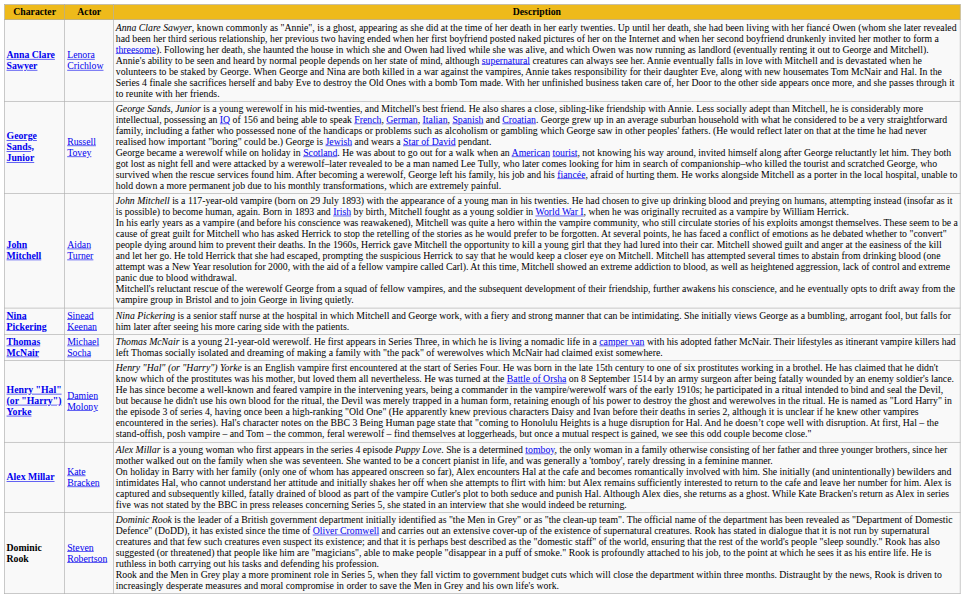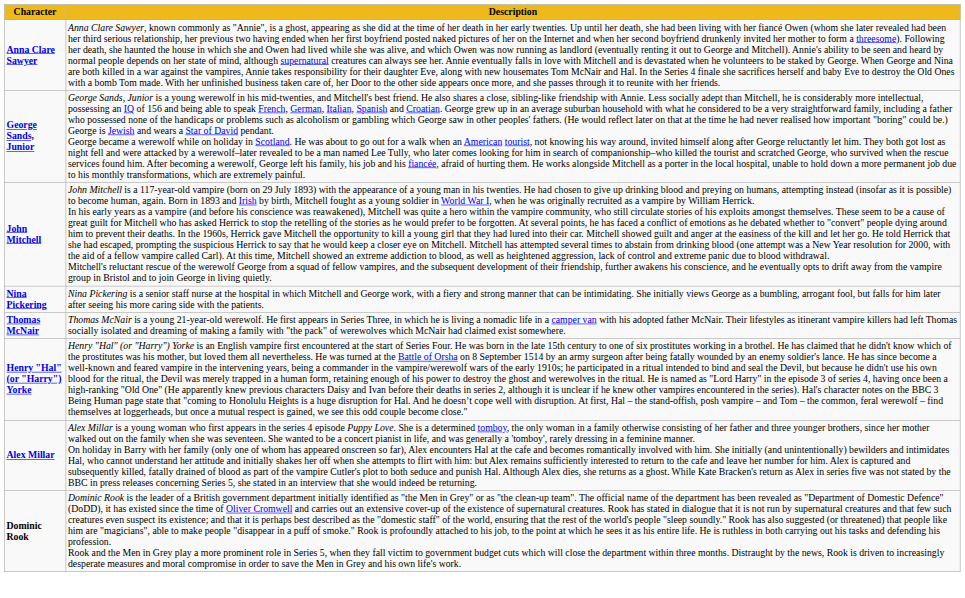- column: (89, 12)
